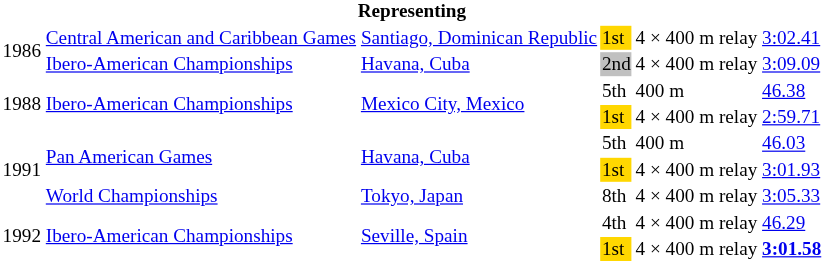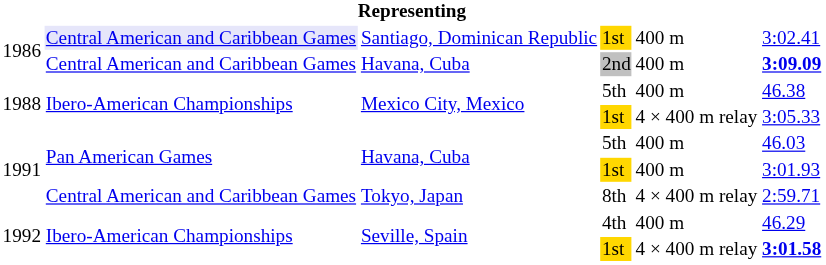(201, 37) no background -> (201, 37) lavender background
(696, 37) 4 × 400 m relay -> (660, 37) 400 m
(169, 64) Ibero-American Championships -> (201, 64) Central American and Caribbean Games
(696, 64) 4 × 400 m relay -> (660, 64) 400 m
(791, 64) normal -> (792, 64) bold
(791, 116) 2:59.71 -> (791, 116) 3:05.33
(696, 169) 4 × 400 m relay -> (660, 169) 400 m
(132, 196) World Championships -> (201, 196) Central American and Caribbean Games
(791, 196) 3:05.33 -> (791, 196) 2:59.71
(696, 222) 4 × 400 m relay -> (660, 222) 400 m
